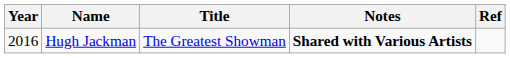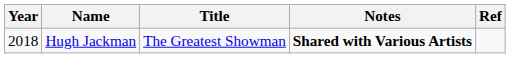(23, 40) 2016 -> (23, 40) 2018
